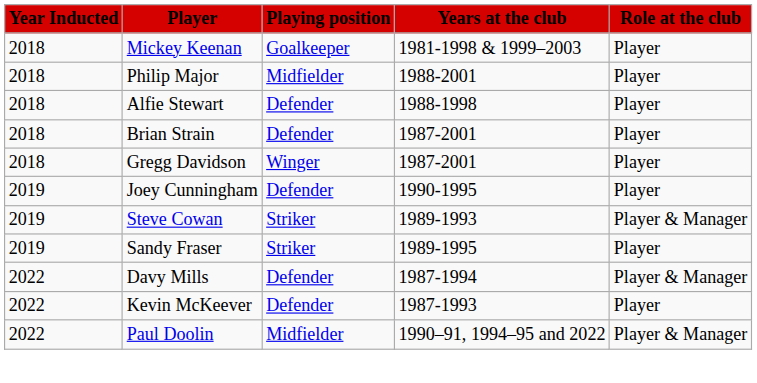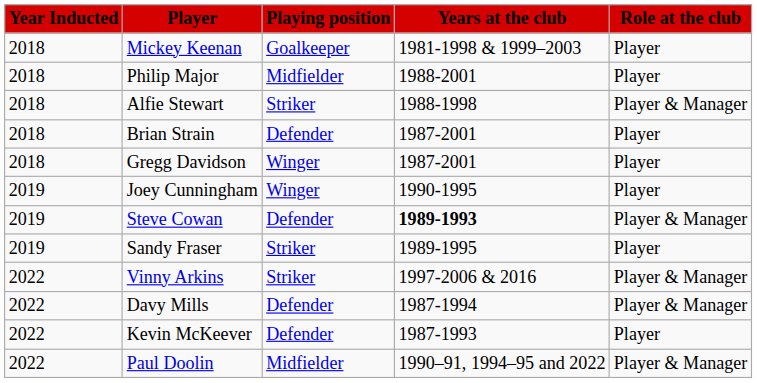(300, 104) Defender -> (291, 104) Striker
(637, 104) Player -> (681, 104) Player & Manager
(300, 190) Defender -> (293, 190) Winger
(291, 219) Striker -> (300, 219) Defender
(438, 219) normal -> (438, 219) bold
+ row: (175, 276)
